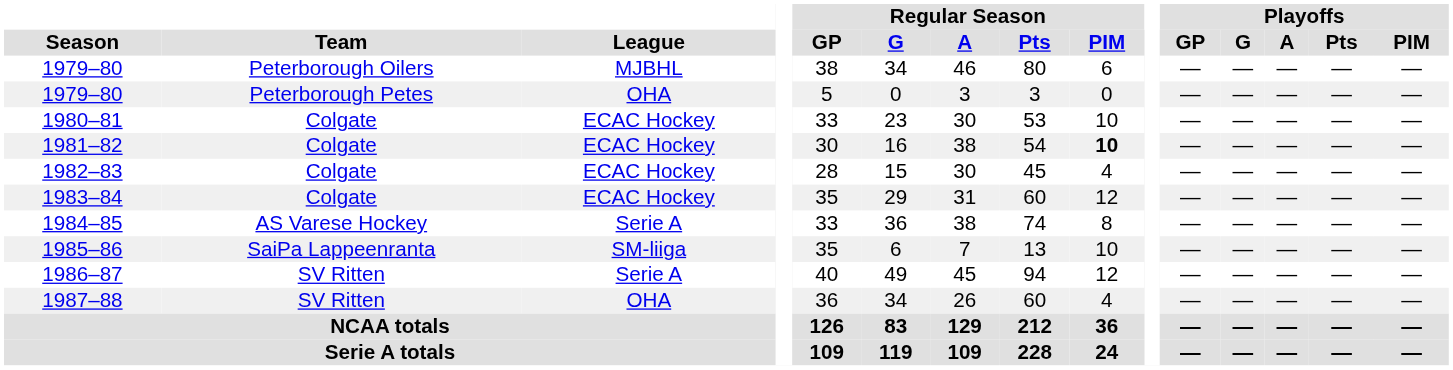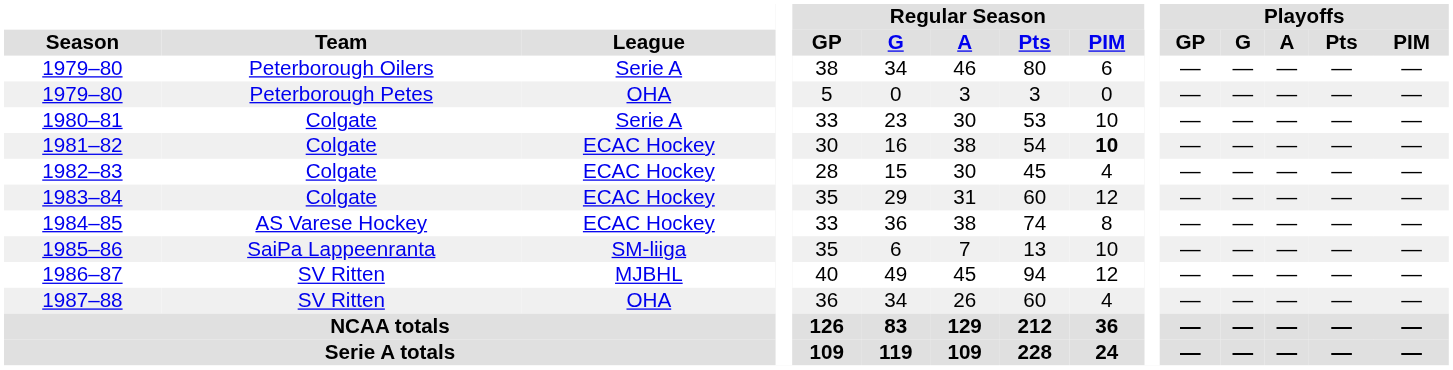(649, 68) MJBHL -> (649, 68) Serie A
(649, 119) ECAC Hockey -> (649, 119) Serie A
(649, 223) Serie A -> (649, 223) ECAC Hockey
(649, 274) Serie A -> (649, 274) MJBHL
